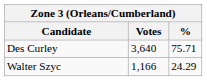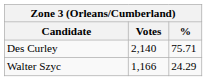(144, 48) 3,640 -> (144, 48) 2,140
